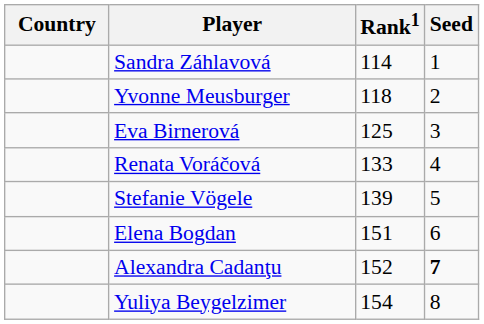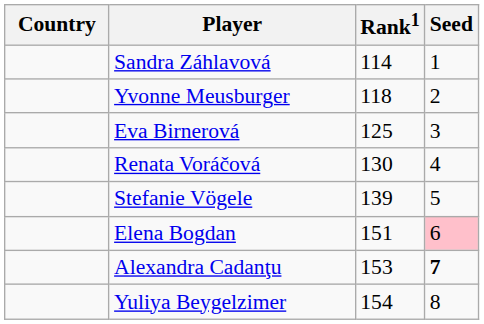(377, 164) 133 -> (377, 164) 130
(435, 233) no background -> (435, 233) pink background
(377, 267) 152 -> (377, 267) 153
